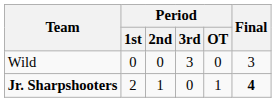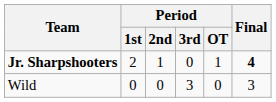rows swapped: (63, 85) <-> (22, 62)
